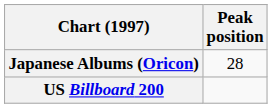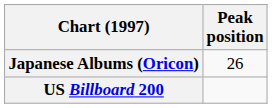(235, 63) 28 -> (235, 63) 26
